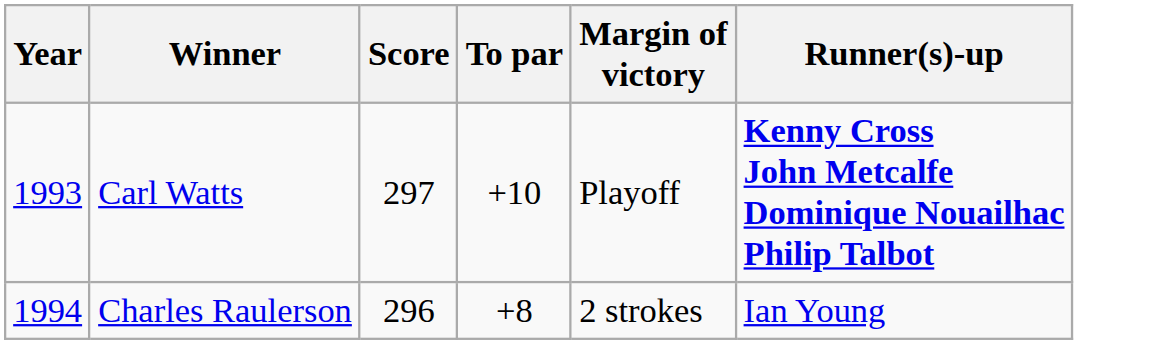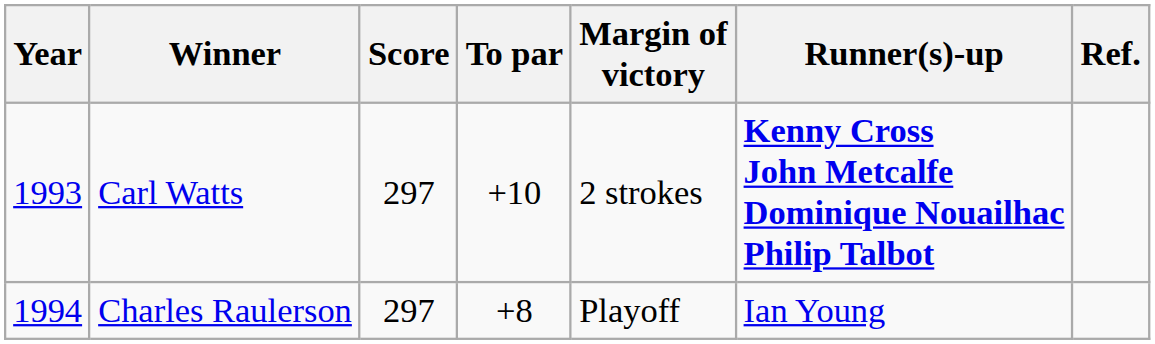+ column: (1111, 53)
(630, 192) Playoff -> (641, 192) 2 strokes
(409, 310) 296 -> (409, 310) 297
(641, 310) 2 strokes -> (630, 310) Playoff
